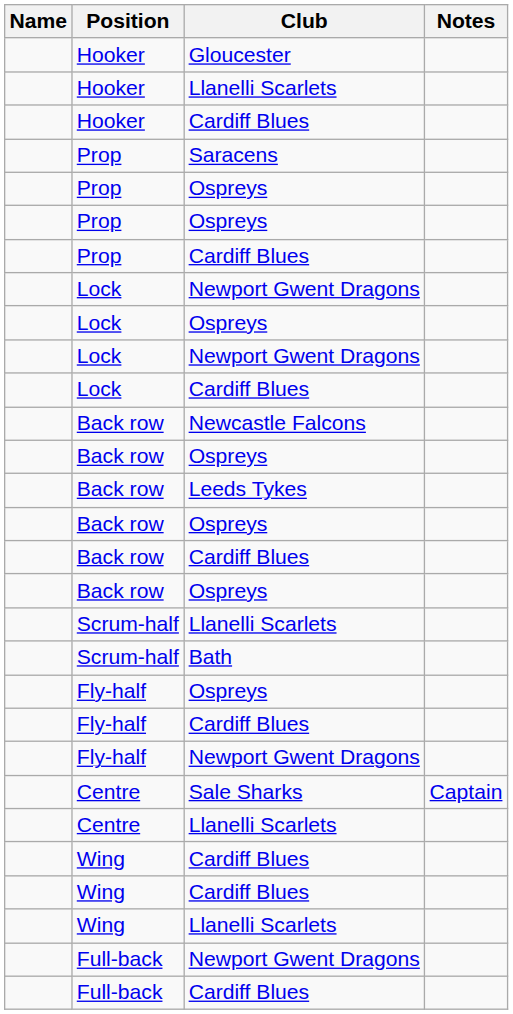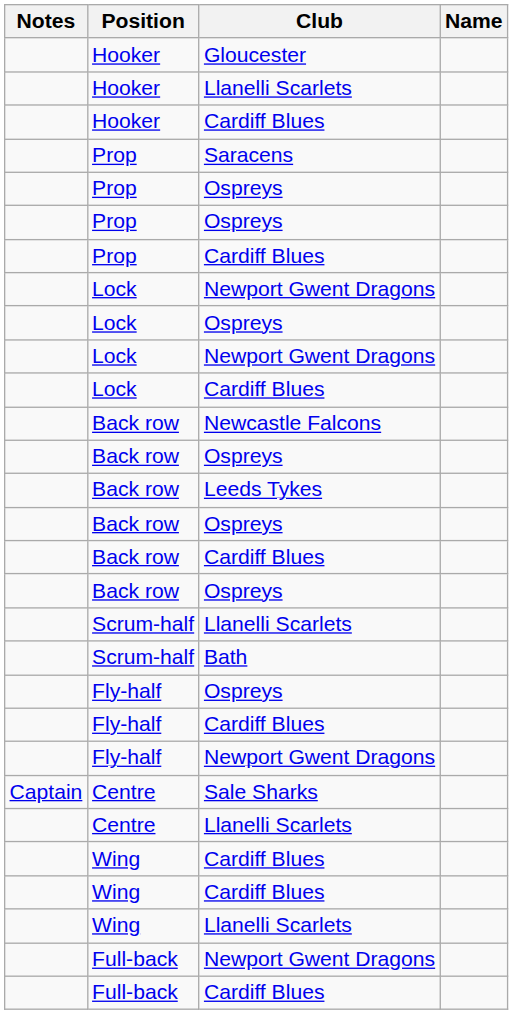columns swapped: (38, 21) <-> (466, 21)
